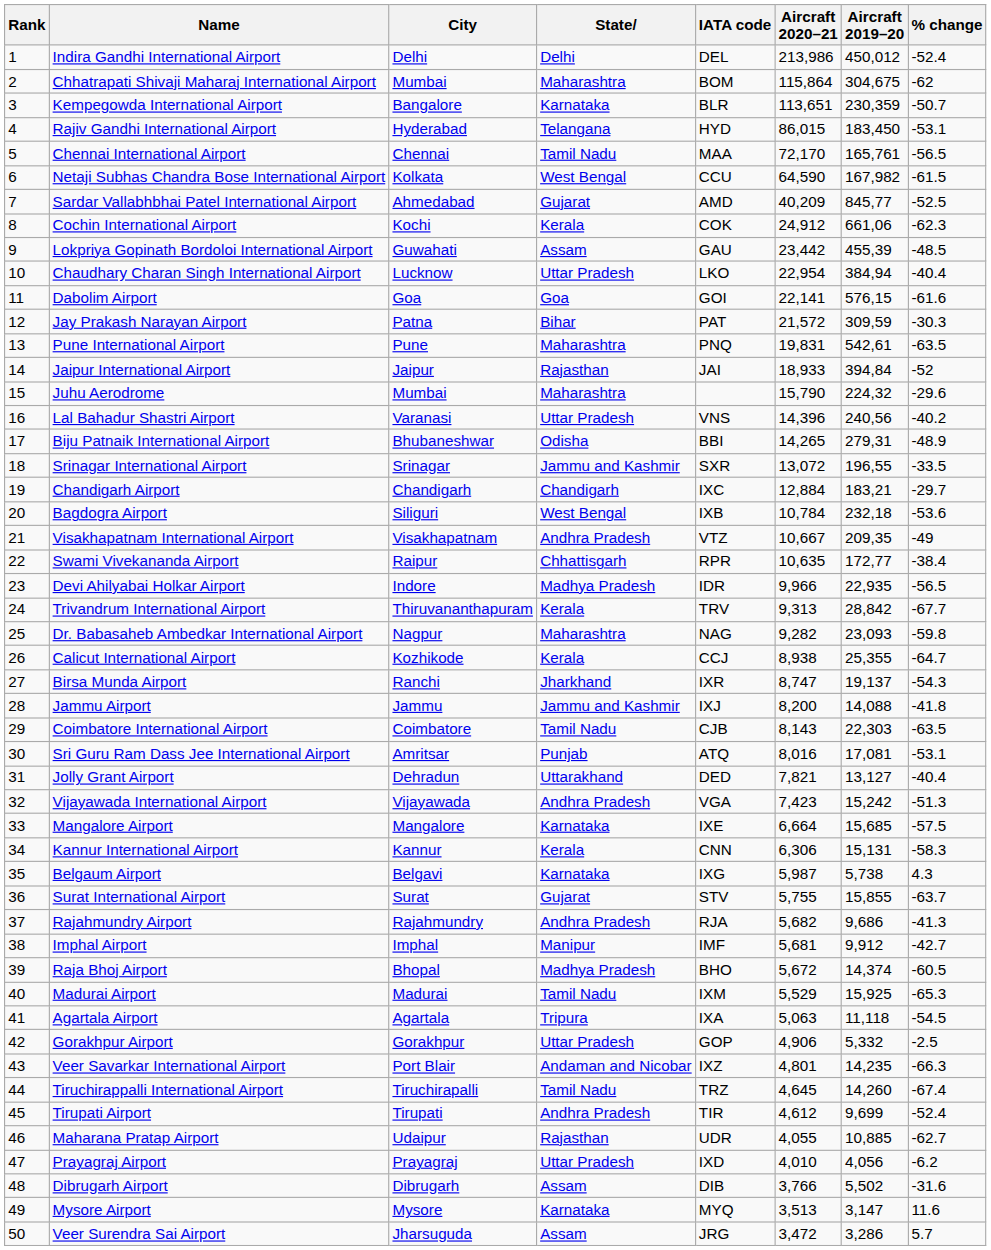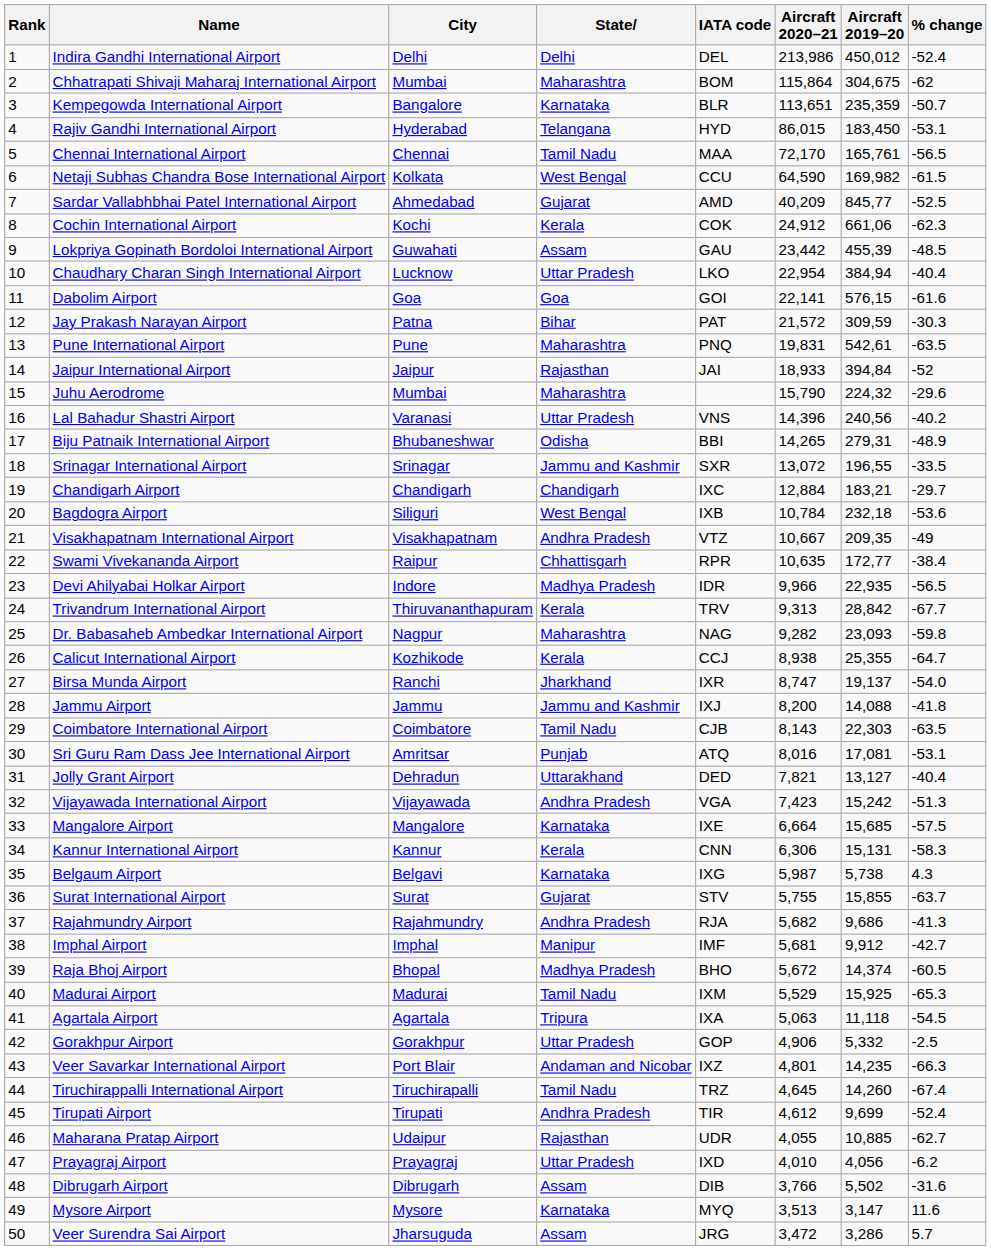(873, 105) 230,359 -> (873, 105) 235,359
(873, 177) 167,982 -> (873, 177) 169,982
(929, 681) -54.3 -> (929, 681) -54.0
